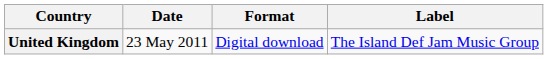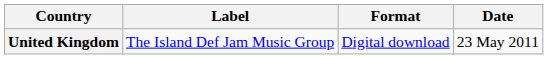columns swapped: (167, 16) <-> (435, 16)
